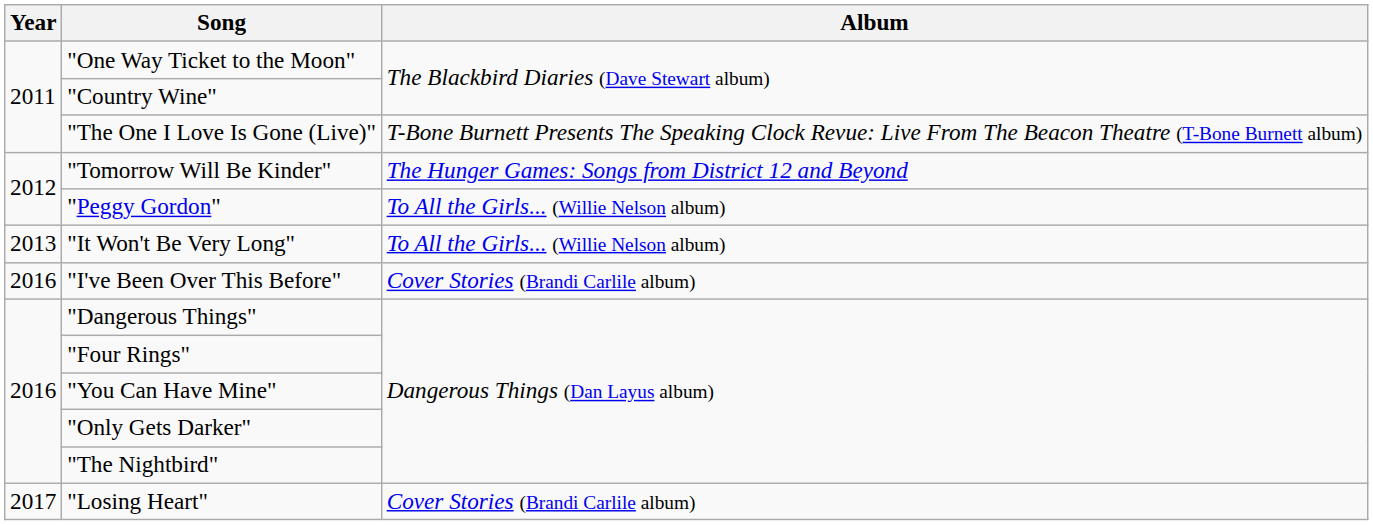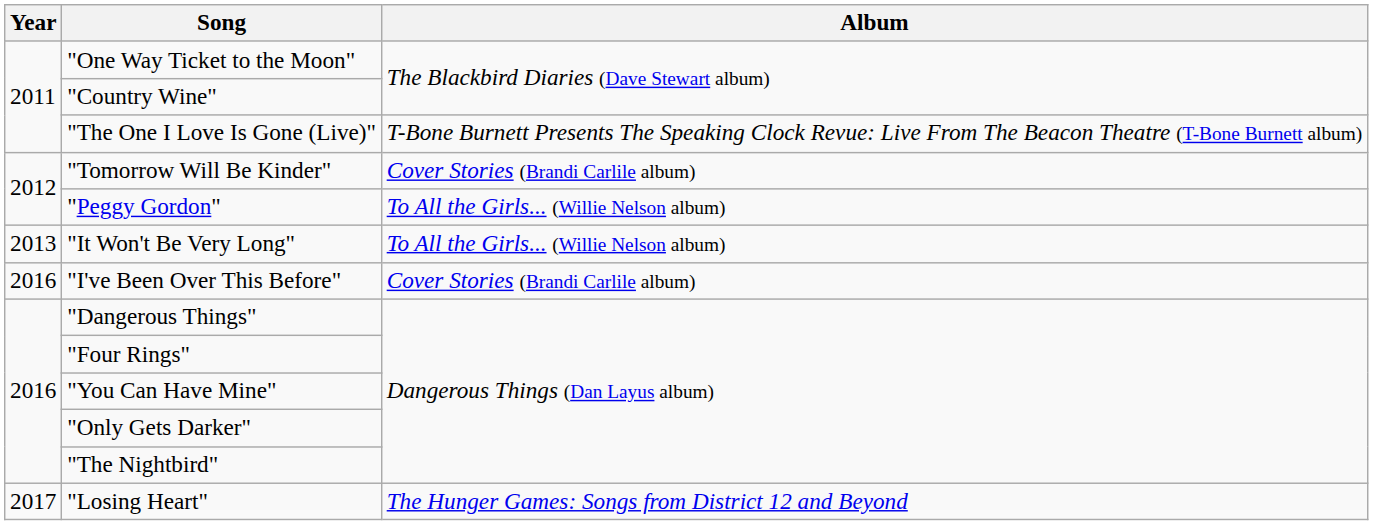(647, 170) The Hunger Games: Songs from District 12 and Beyond -> (541, 170) Cover Stories (Brandi Carlile album)
(541, 501) Cover Stories (Brandi Carlile album) -> (647, 501) The Hunger Games: Songs from District 12 and Beyond
